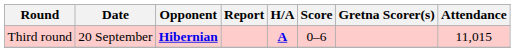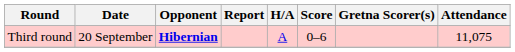(282, 36) bold -> (282, 36) normal
(474, 36) 11,015 -> (474, 36) 11,075
